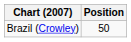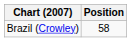(104, 28) 50 -> (104, 28) 58
